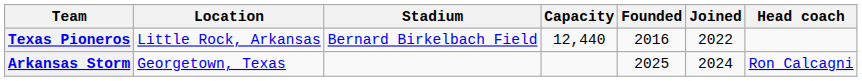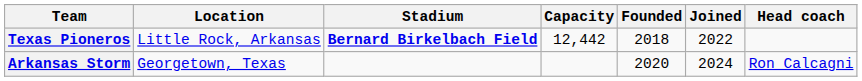(433, 40) normal -> (433, 40) bold
(579, 40) 12,440 -> (579, 40) 12,442
(652, 40) 2016 -> (652, 40) 2018
(652, 64) 2025 -> (652, 64) 2020
